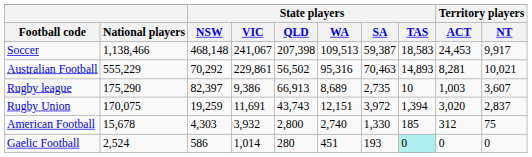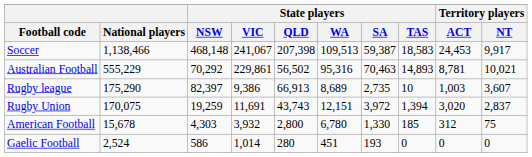(452, 69) 8,281 -> (452, 69) 8,781
(334, 124) 2,740 -> (334, 124) 6,780
(404, 143) paleturquoise background -> (404, 143) no background
